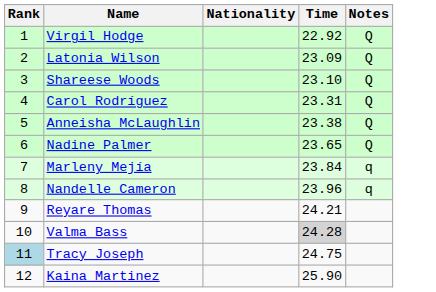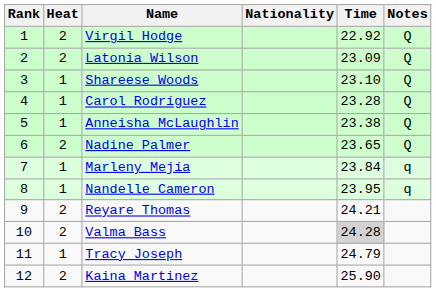+ column: (63, 16)
(322, 103) 23.31 -> (361, 103) 23.28
(322, 190) 23.96 -> (361, 190) 23.95
(24, 255) lightblue background -> (24, 255) no background
(322, 255) 24.75 -> (361, 255) 24.79
